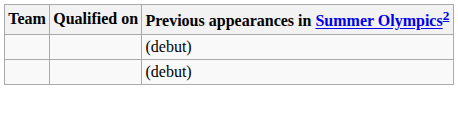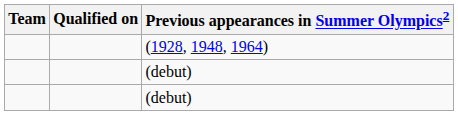+ row: (27, 47)
